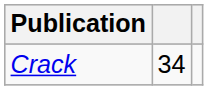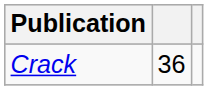(172, 64) 34 -> (172, 64) 36
